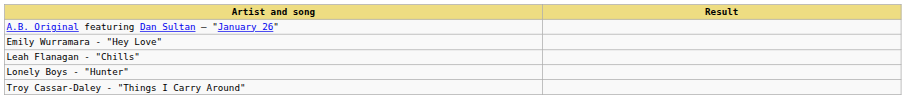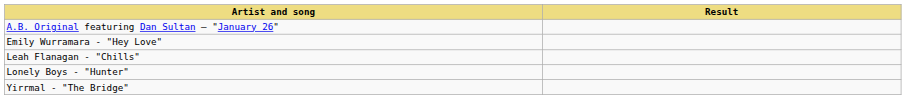- row: (126, 87)
+ row: (68, 87)
